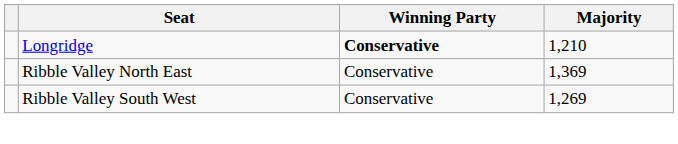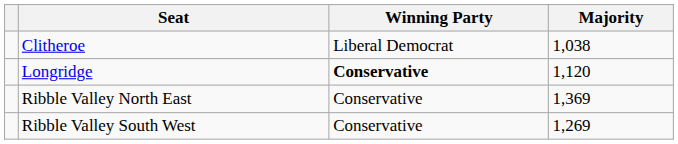+ row: (53, 44)
(567, 44) 1,210 -> (572, 71) 1,120
